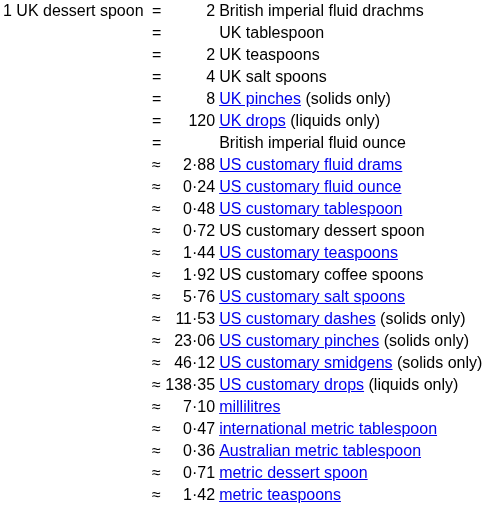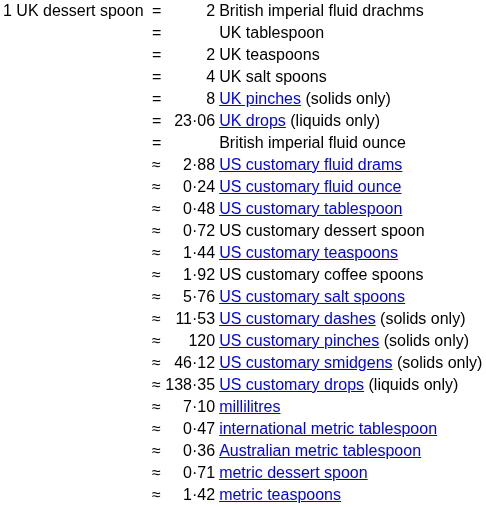(202, 120) 120 -> (195, 120) 23·06
(195, 340) 23·06 -> (202, 340) 120
